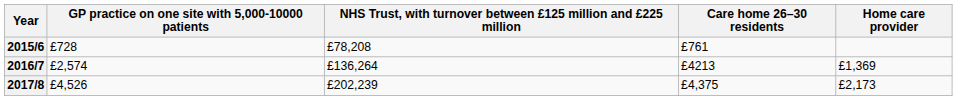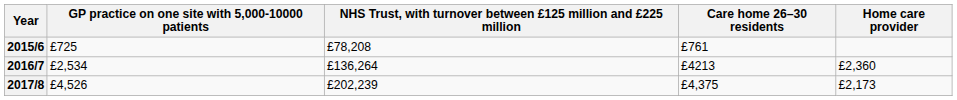(64, 47) £728 -> (64, 47) £725
(69, 66) £2,574 -> (69, 66) £2,534
(857, 66) £1,369 -> (857, 66) £2,360
